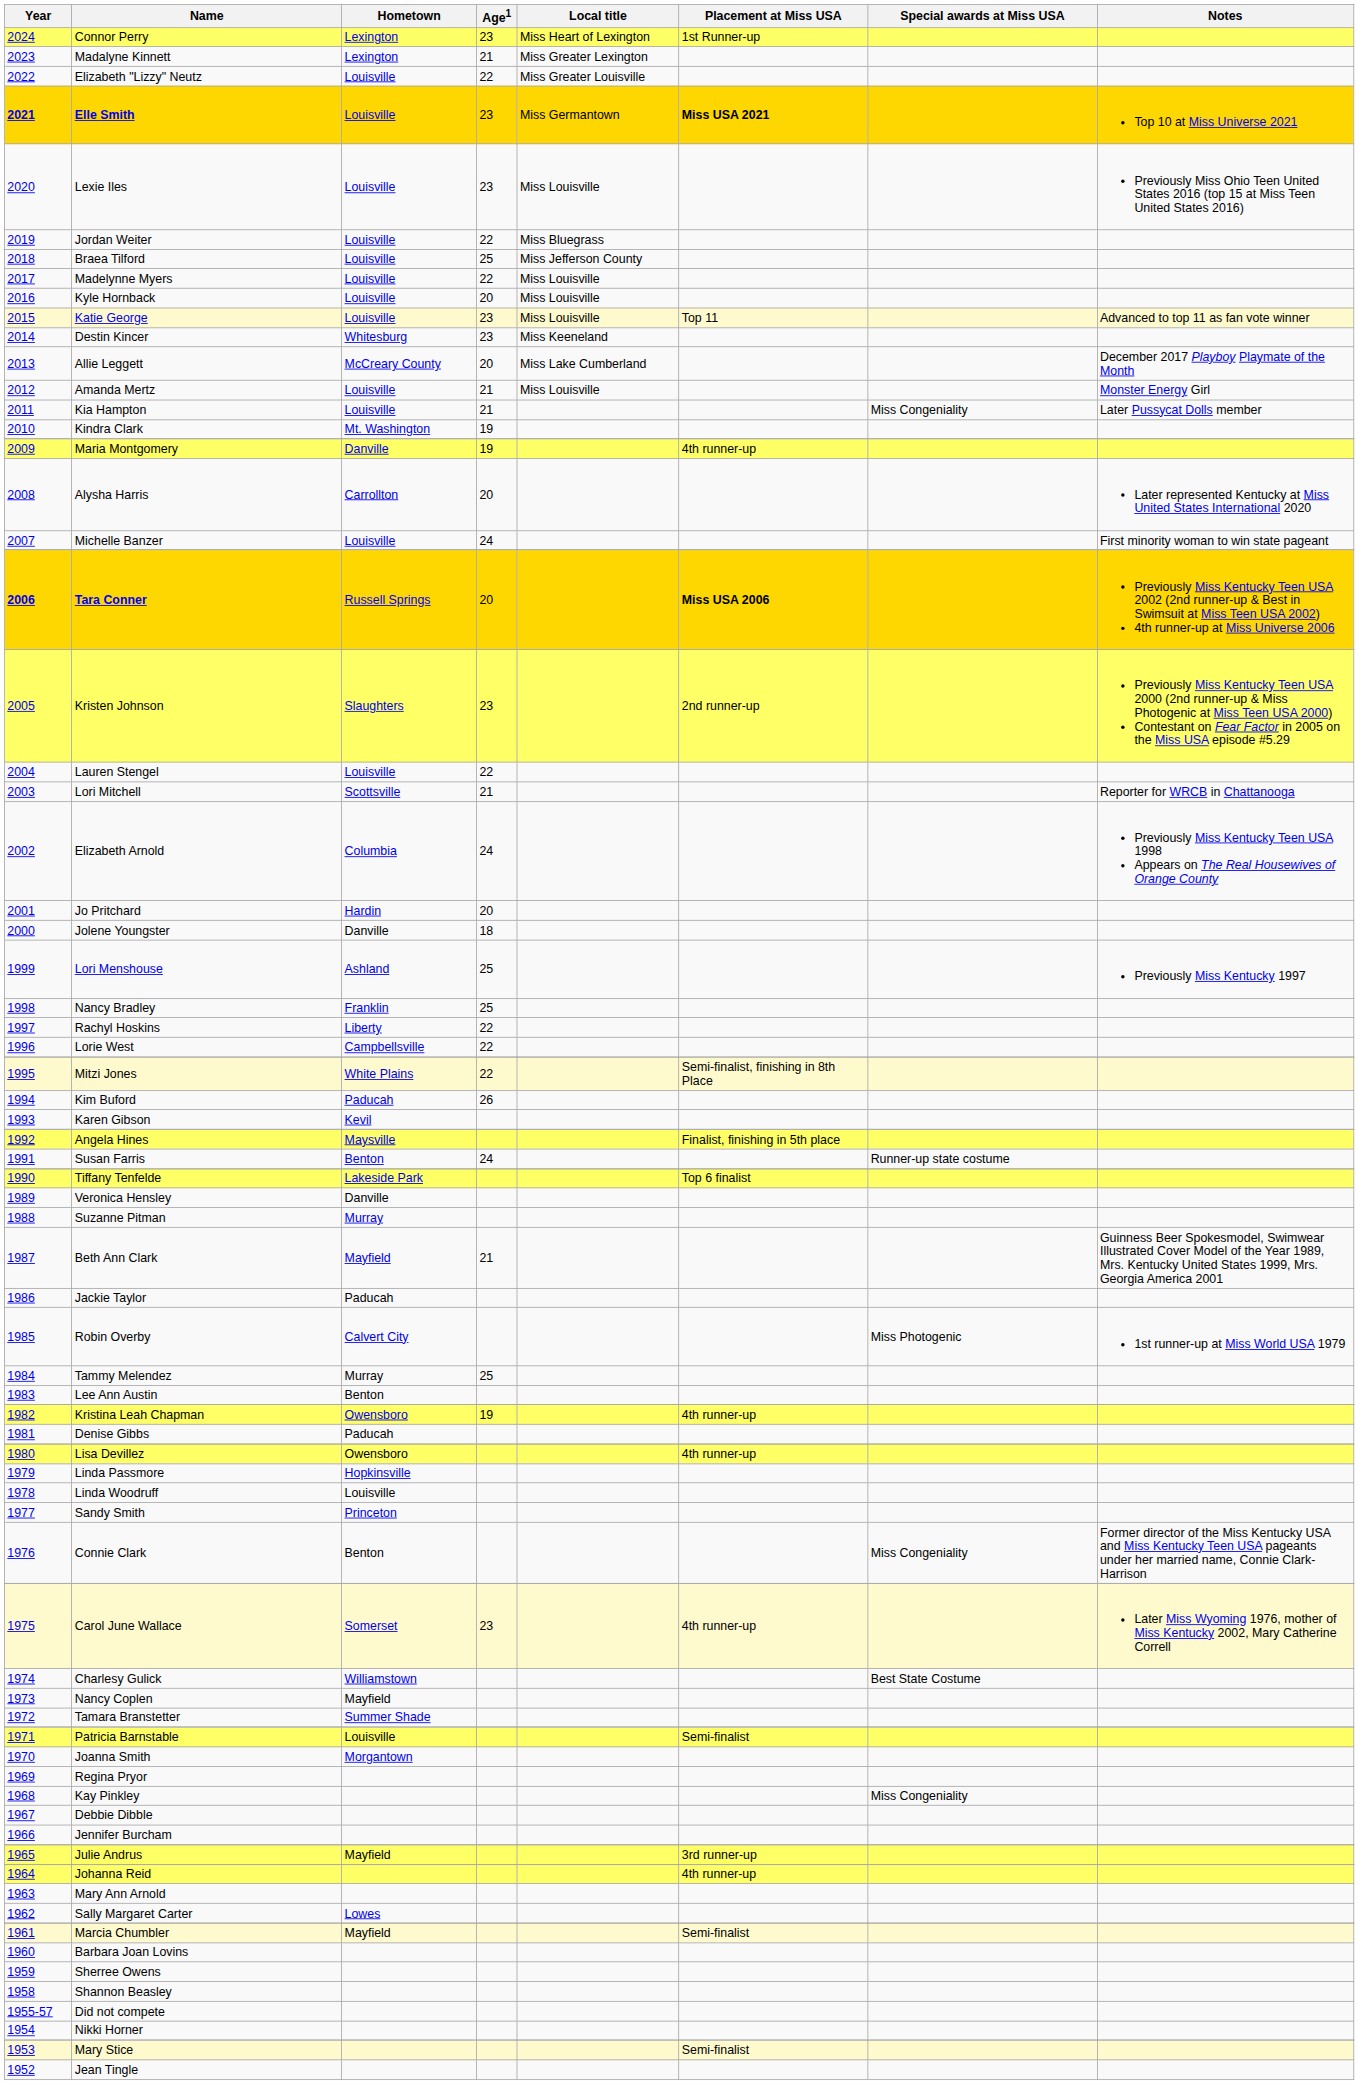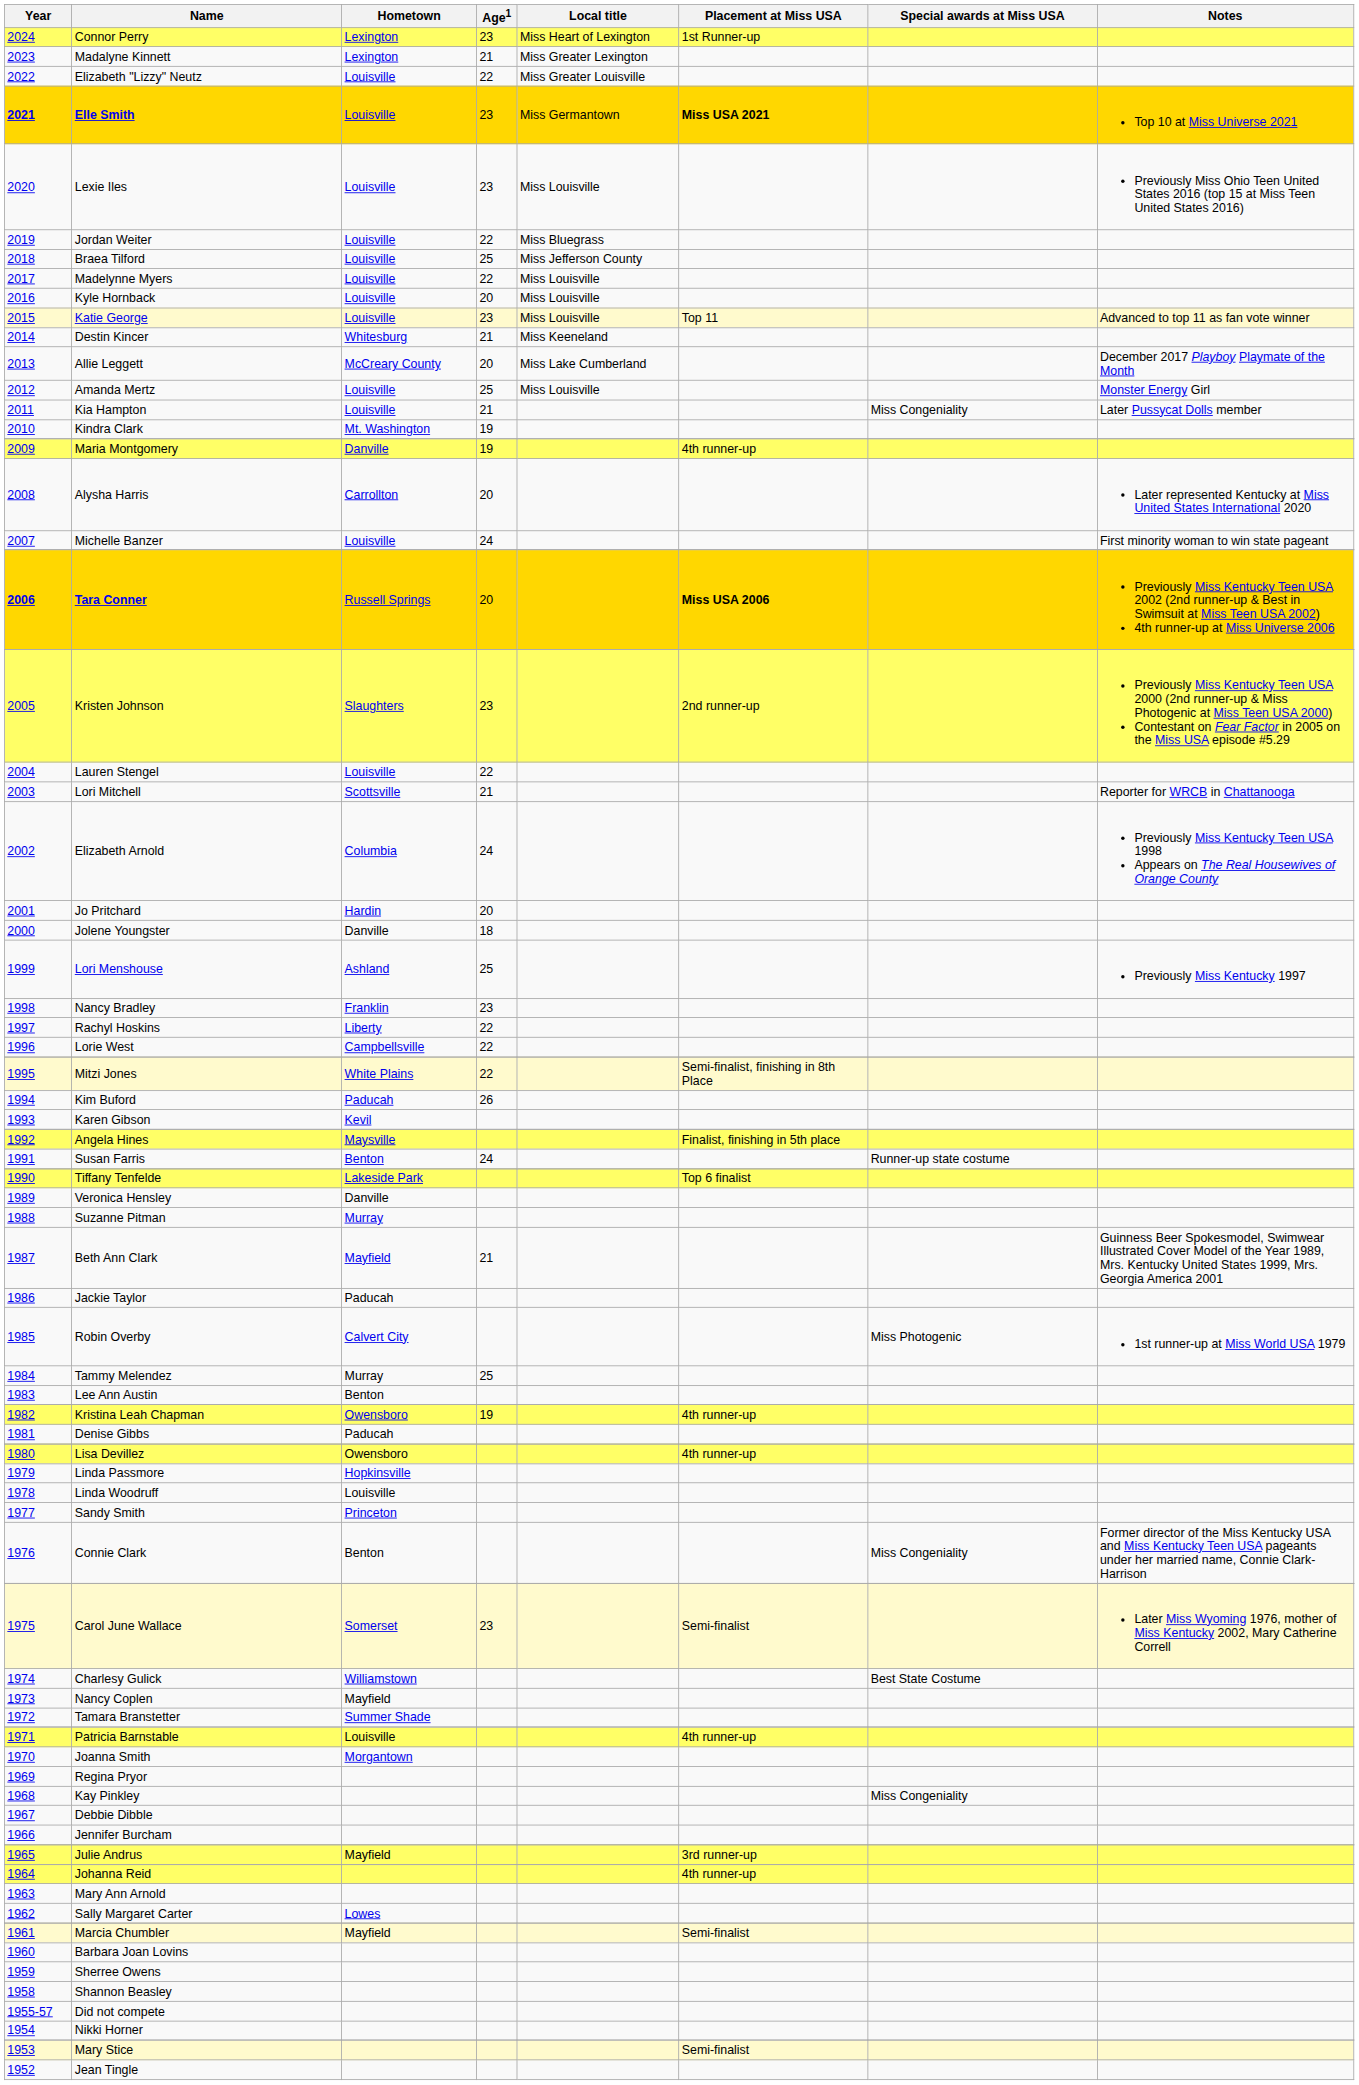(486, 338) 23 -> (486, 338) 21
(486, 391) 21 -> (486, 391) 25
(486, 1008) 25 -> (486, 1008) 23
(719, 1626) 4th runner-up -> (716, 1626) Semi-finalist
(716, 1737) Semi-finalist -> (719, 1737) 4th runner-up
